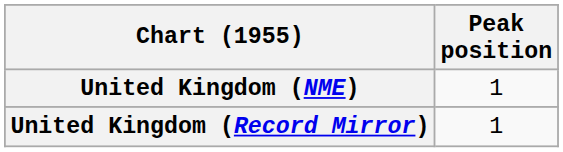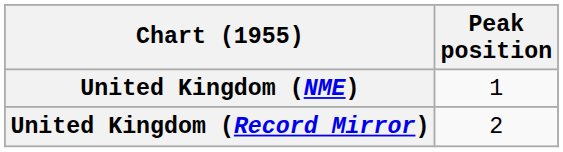(496, 127) 1 -> (496, 127) 2
